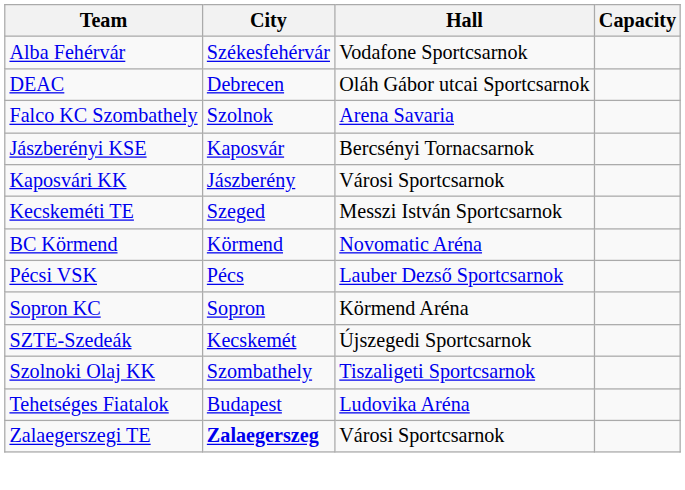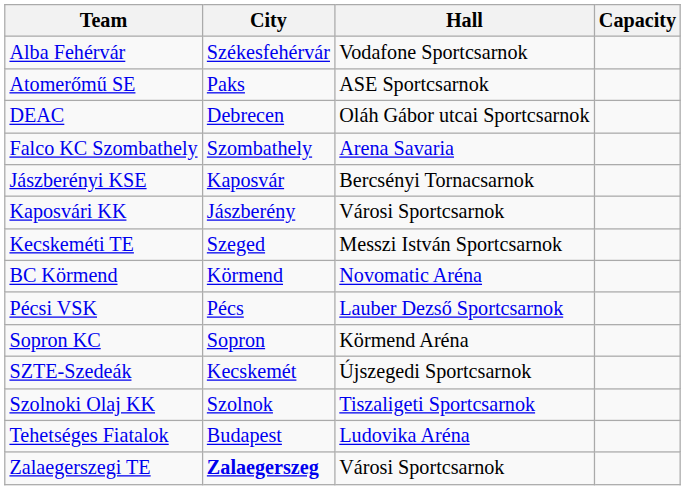+ row: (72, 84)
(240, 116) Szolnok -> (259, 148) Szombathely
(259, 372) Szombathely -> (240, 404) Szolnok
